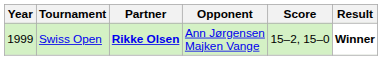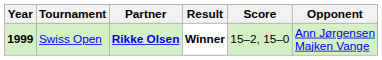columns swapped: (225, 14) <-> (355, 14)
(20, 39) normal -> (20, 39) bold
